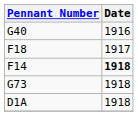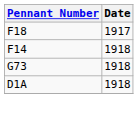- row: (17, 31)
(117, 67) bold -> (117, 49) normal
